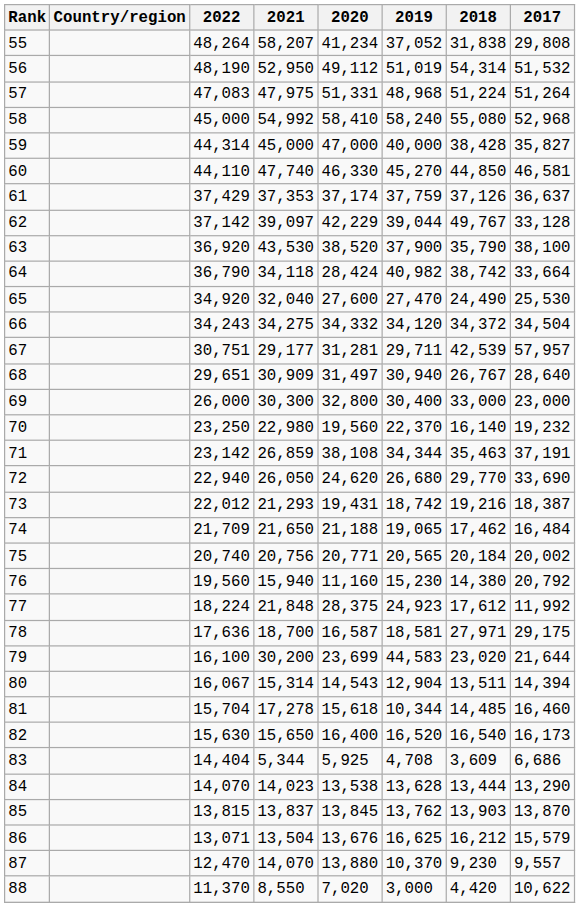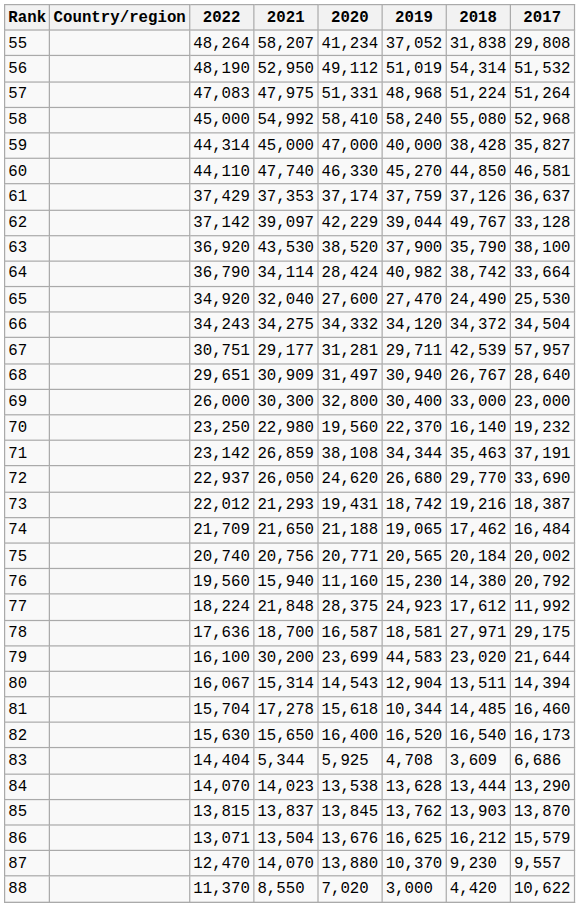(286, 274) 34,118 -> (286, 274) 34,114
(222, 479) 22,940 -> (222, 479) 22,937
